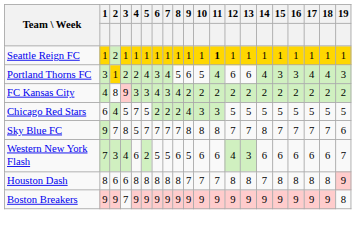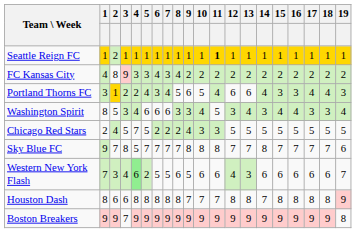rows swapped: (41, 92) <-> (49, 74)
+ row: (45, 111)
(105, 111) 6 -> (105, 130) 2
(136, 155) no background -> (136, 174) lightgreen background
